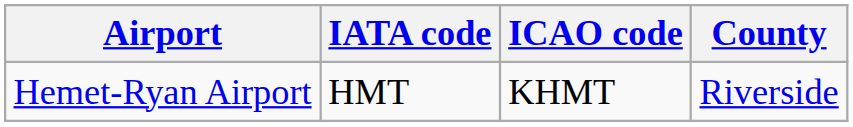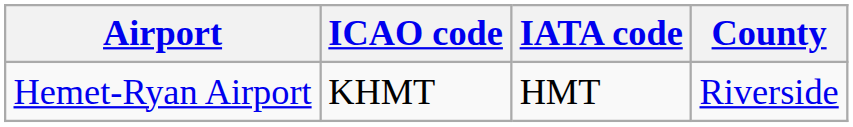columns swapped: (410, 33) <-> (595, 33)
